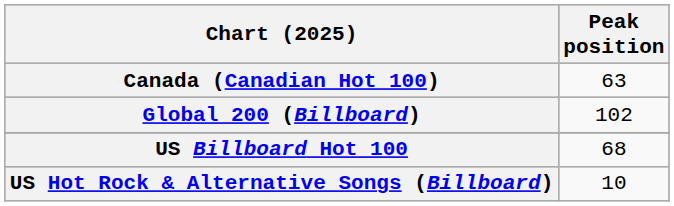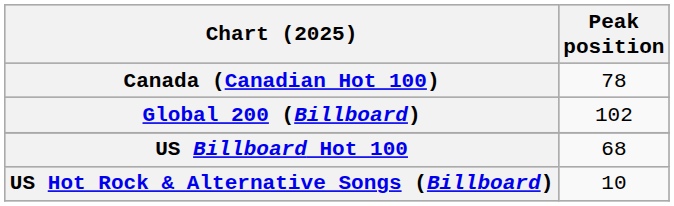(614, 81) 63 -> (614, 81) 78
